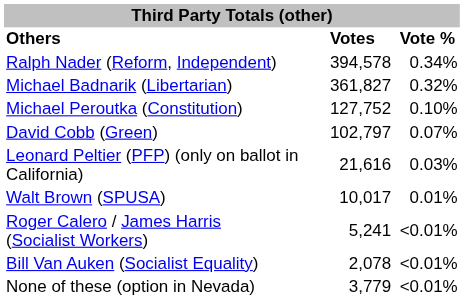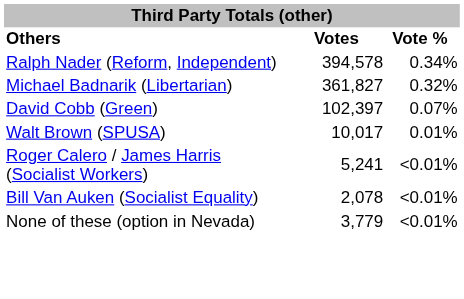- row: (124, 108)
(361, 132) 102,797 -> (353, 108) 102,397
- row: (152, 165)
